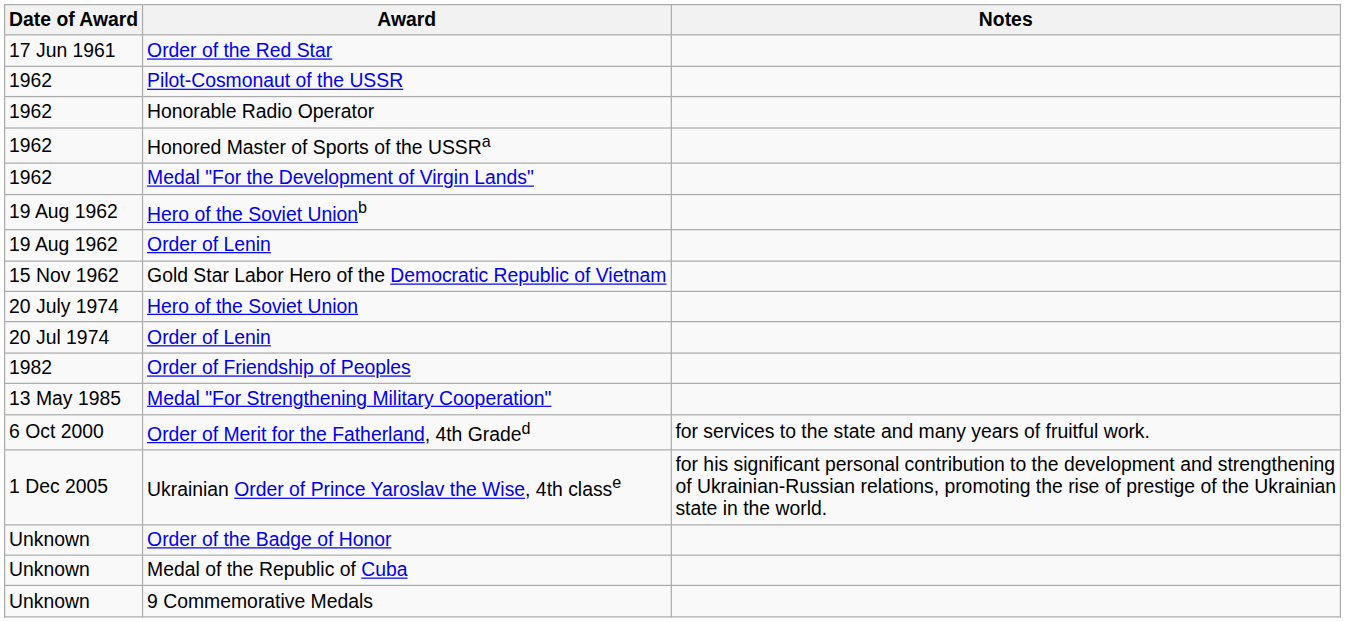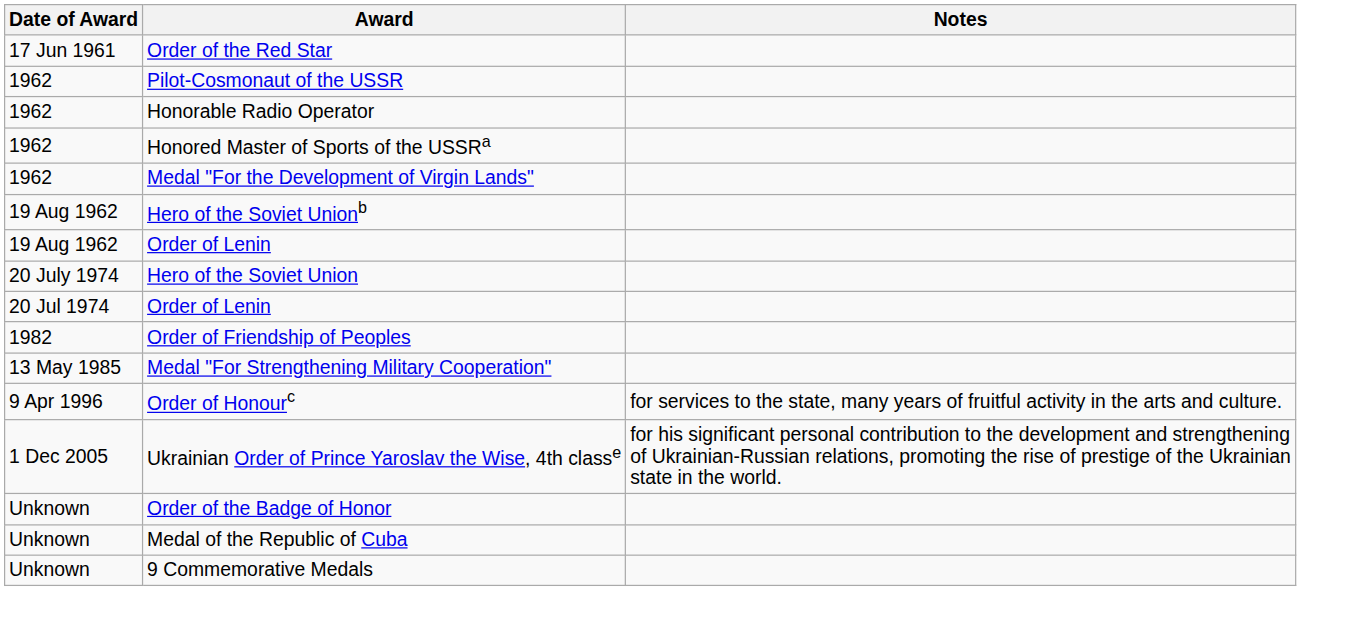- row: (64, 275)
+ row: (56, 401)
- row: (56, 432)
